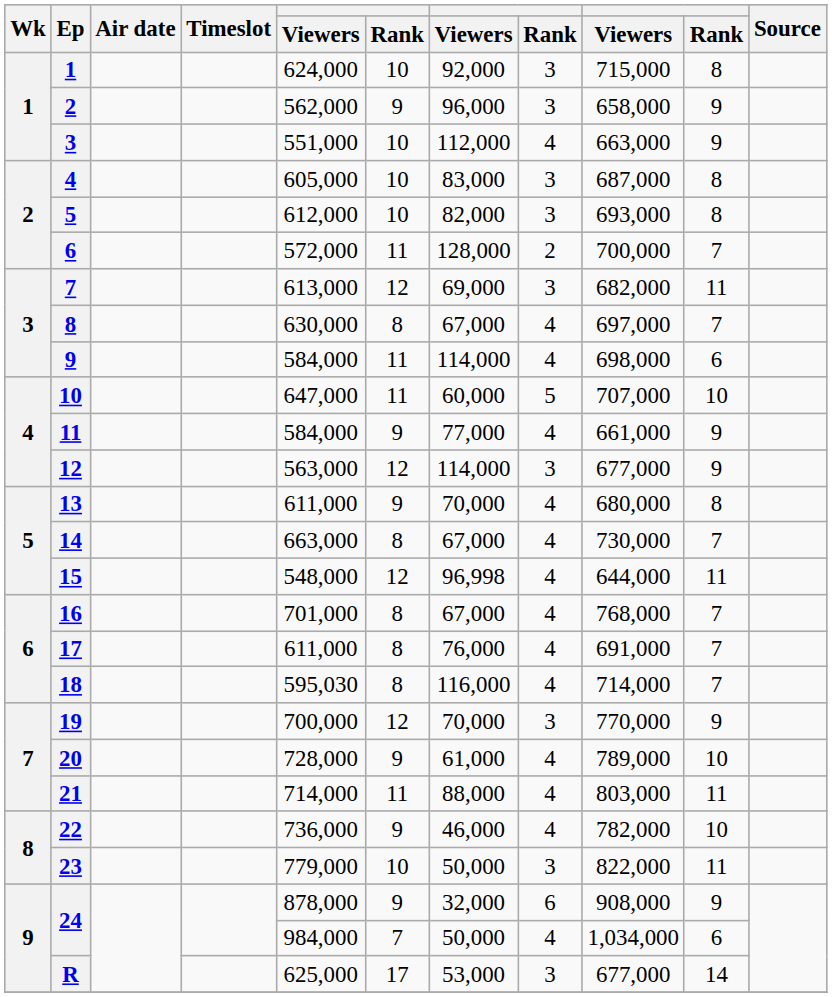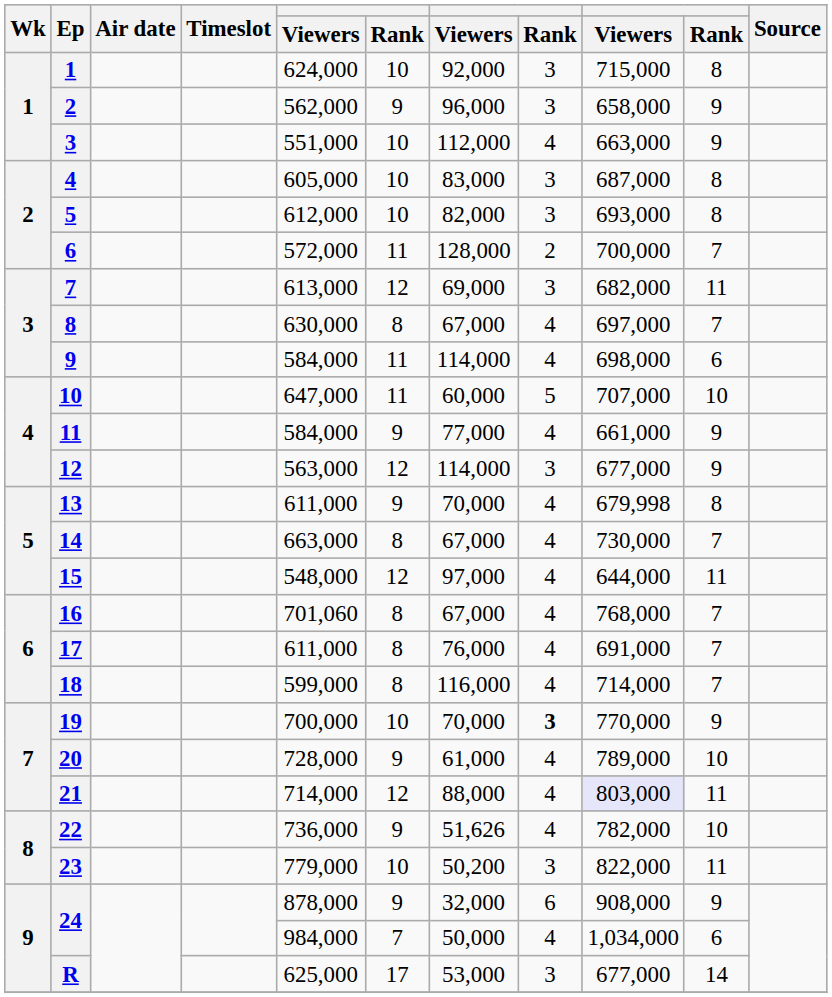(633, 504) 680,000 -> (633, 504) 679,998
(474, 577) 96,998 -> (474, 577) 97,000
(321, 613) 701,000 -> (321, 613) 701,060
(321, 685) 595,030 -> (321, 685) 599,000
(397, 721) 12 -> (397, 721) 10
(550, 721) normal -> (550, 721) bold
(397, 794) 11 -> (397, 794) 12
(633, 794) no background -> (633, 794) lavender background
(474, 830) 46,000 -> (474, 830) 51,626
(474, 866) 50,000 -> (474, 866) 50,200
